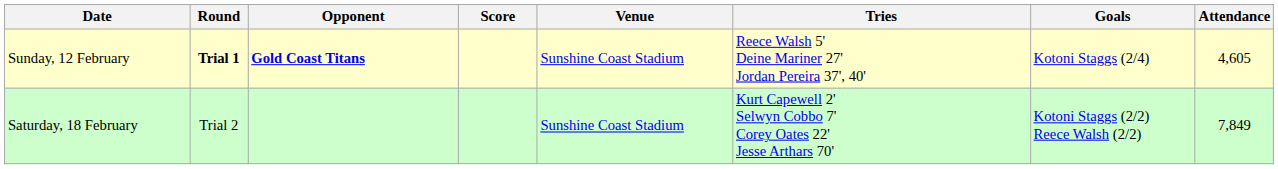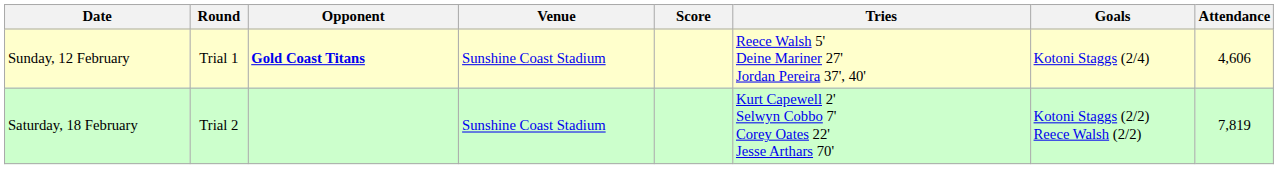columns swapped: (635, 17) <-> (498, 17)
(219, 58) bold -> (219, 58) normal
(1234, 58) 4,605 -> (1234, 58) 4,606
(1234, 126) 7,849 -> (1234, 126) 7,819
